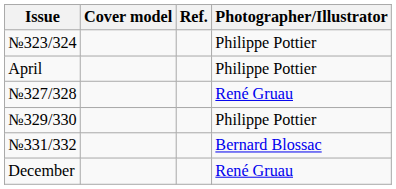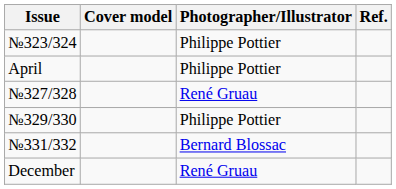columns swapped: (302, 17) <-> (194, 17)
